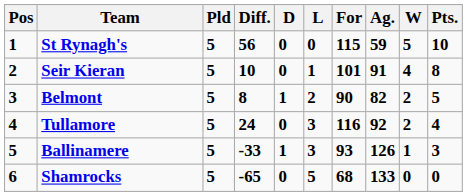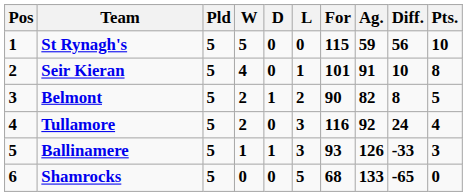columns swapped: (413, 17) <-> (255, 17)
